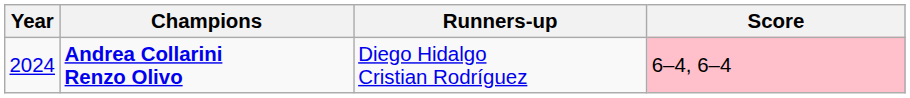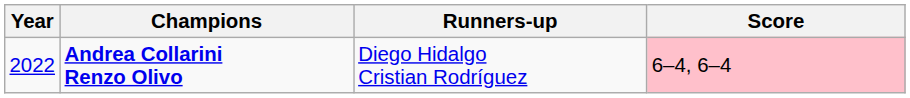(32, 65) 2024 -> (32, 65) 2022
